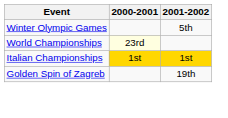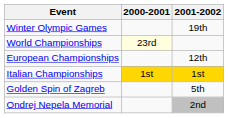(186, 27) 5th -> (198, 27) 19th
+ row: (63, 58)
(186, 74) 19th -> (198, 89) 5th
+ row: (59, 105)
